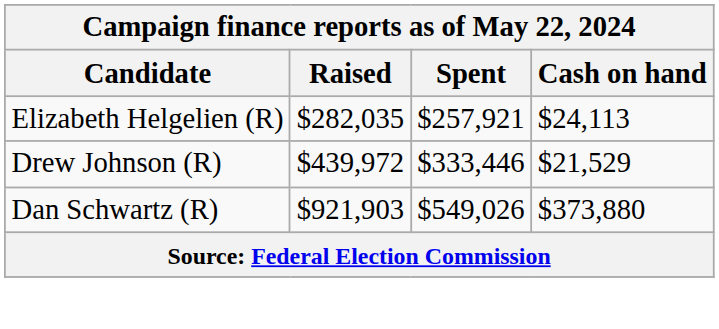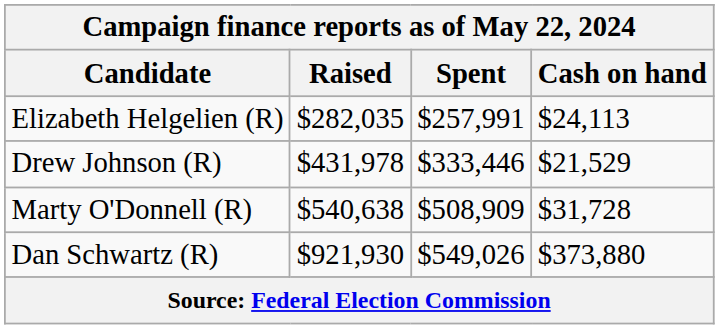(471, 118) $257,921 -> (471, 118) $257,991
(350, 163) $439,972 -> (350, 163) $431,978
+ row: (132, 208)
(350, 208) $921,903 -> (350, 254) $921,930
